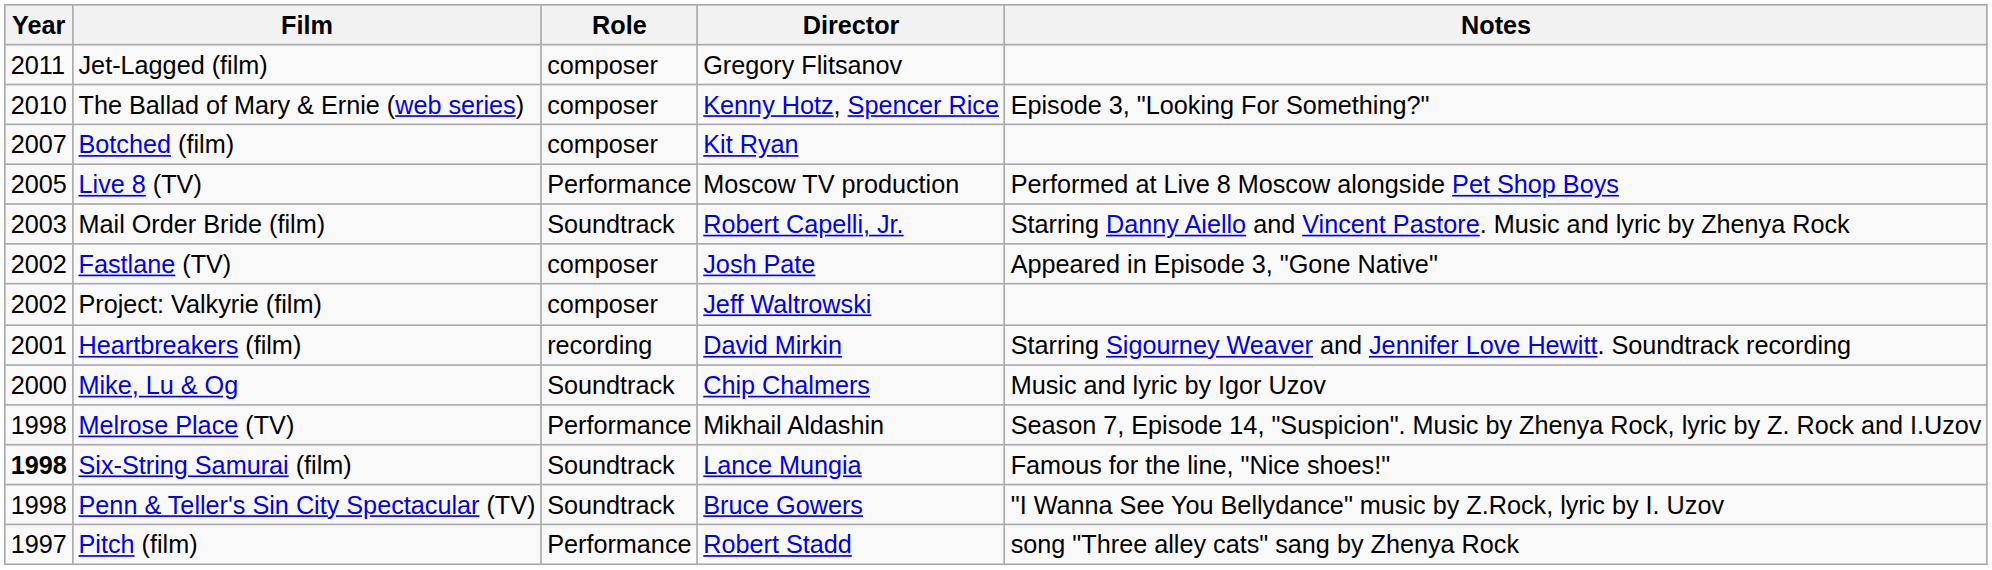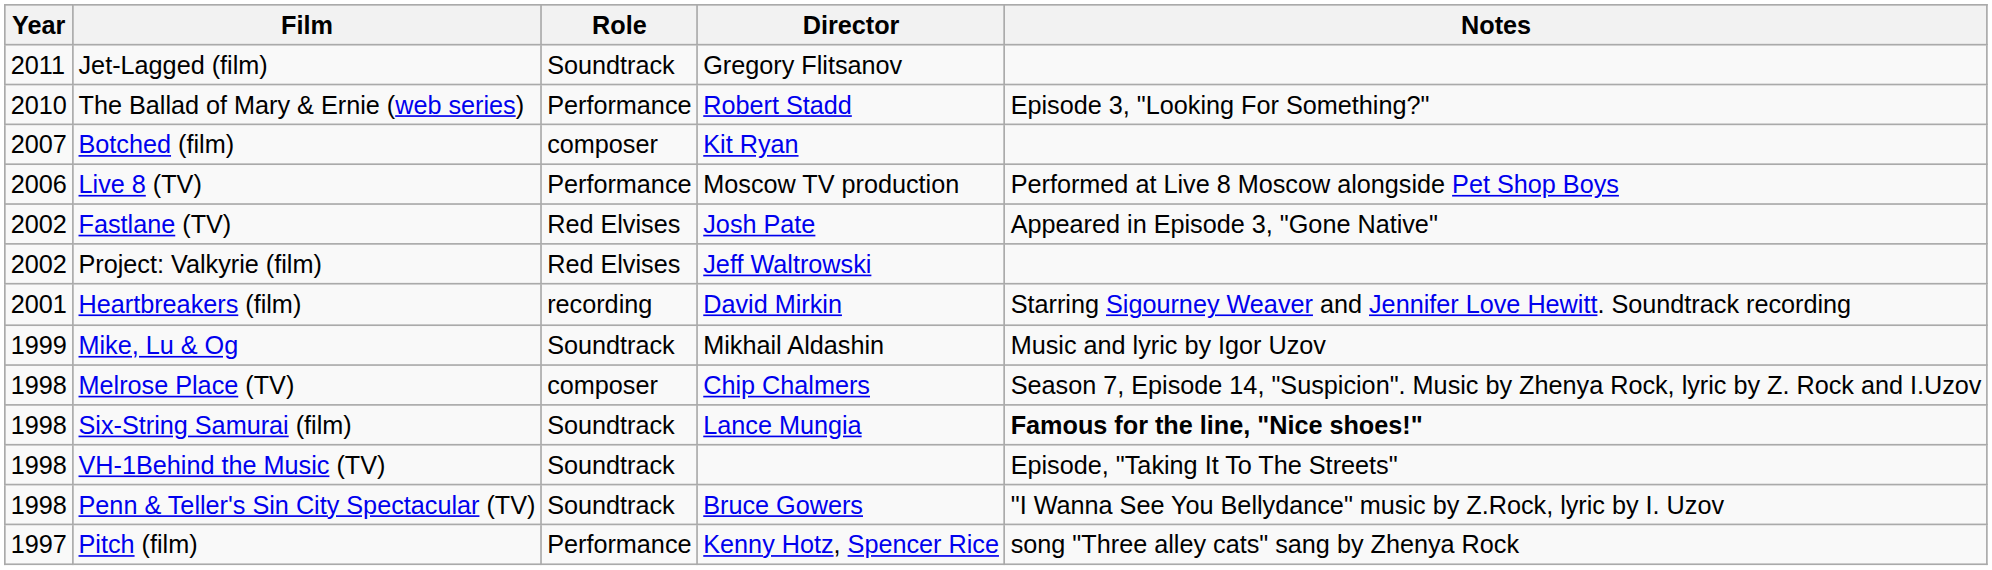(603, 65) composer -> (611, 65) Soundtrack
(603, 105) composer -> (619, 105) Performance
(851, 105) Kenny Hotz, Spencer Rice -> (778, 105) Robert Stadd
(39, 185) 2005 -> (39, 185) 2006
- row: (202, 225)
(603, 265) composer -> (614, 225) Red Elvises
(603, 305) composer -> (614, 265) Red Elvises
(39, 384) 2000 -> (39, 345) 1999
(787, 384) Chip Chalmers -> (794, 345) Mikhail Aldashin
(619, 424) Performance -> (603, 384) composer
(794, 424) Mikhail Aldashin -> (787, 384) Chip Chalmers
(39, 464) bold -> (39, 424) normal
(1200, 464) normal -> (1217, 424) bold
+ row: (232, 464)
(778, 544) Robert Stadd -> (851, 544) Kenny Hotz, Spencer Rice
